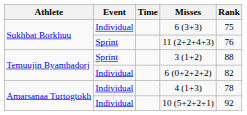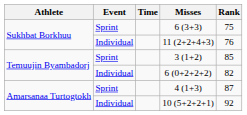(114, 27) Individual -> (107, 27) Sprint
(107, 42) Sprint -> (114, 42) Individual
(229, 58) 88 -> (229, 58) 85
(114, 88) Individual -> (107, 88) Sprint
(229, 88) 78 -> (229, 88) 87
